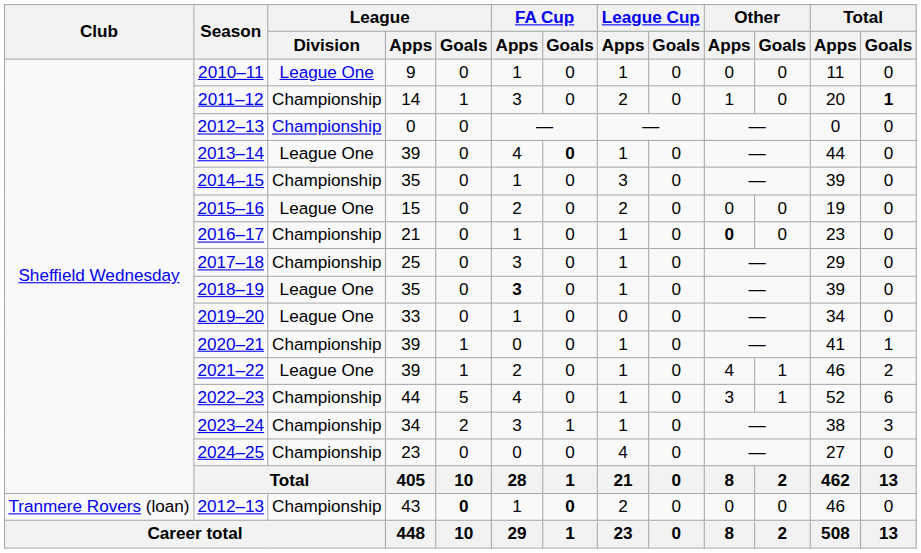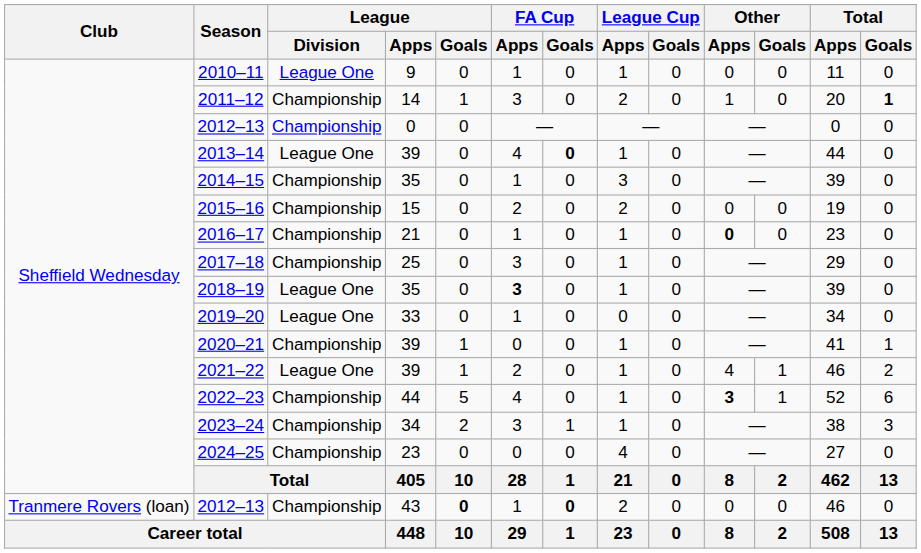(327, 208) League One -> (327, 208) Championship
(729, 398) normal -> (729, 398) bold
